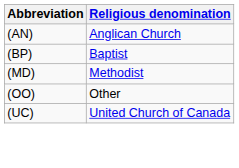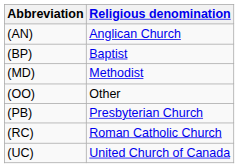+ row: (20, 113)
+ row: (20, 133)
